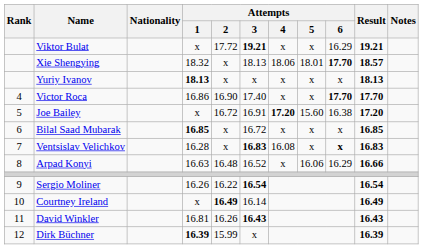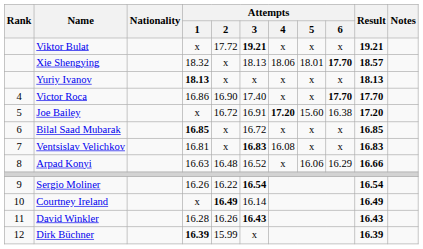(340, 46) 16.29 -> (340, 46) x
(197, 146) 16.28 -> (197, 146) 16.81
(340, 146) bold -> (340, 146) normal
(197, 218) 16.81 -> (197, 218) 16.28
